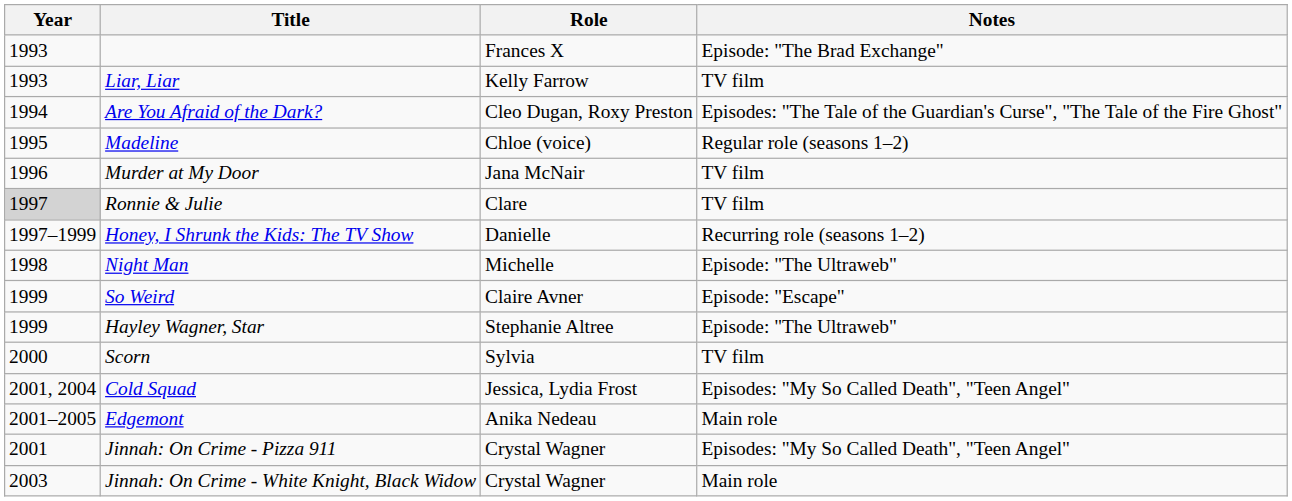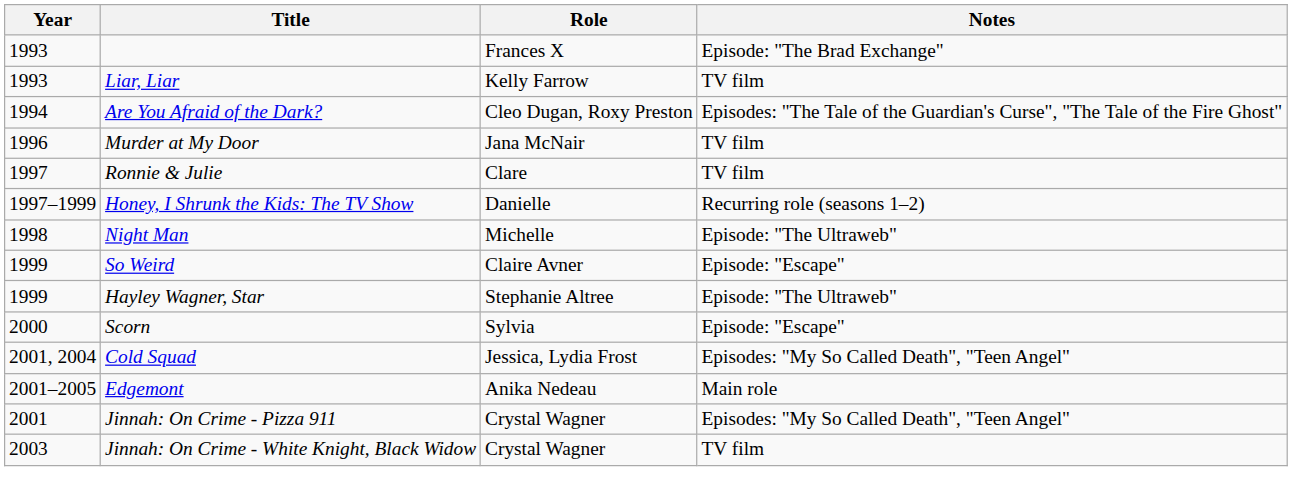- row: (142, 142)
(28, 204) lightgrey background -> (28, 173) no background
(733, 357) TV film -> (773, 326) Episode: "Escape"
(739, 480) Main role -> (733, 449) TV film
